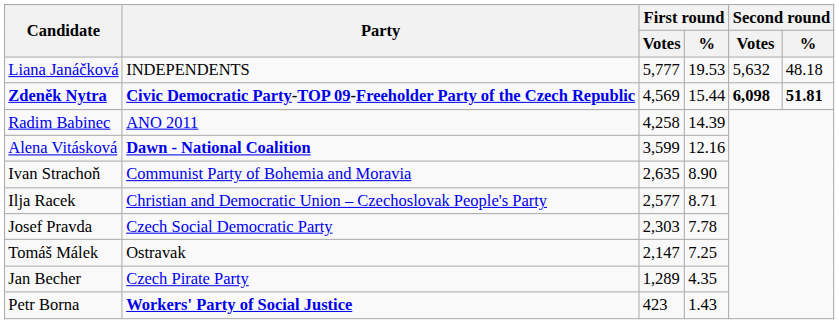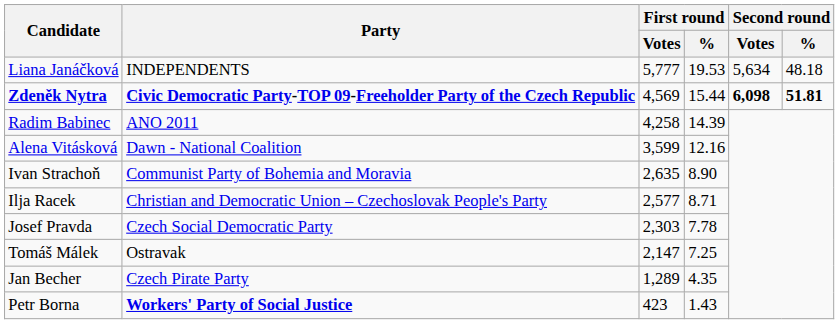(751, 69) 5,632 -> (751, 69) 5,634
(218, 148) bold -> (214, 148) normal
